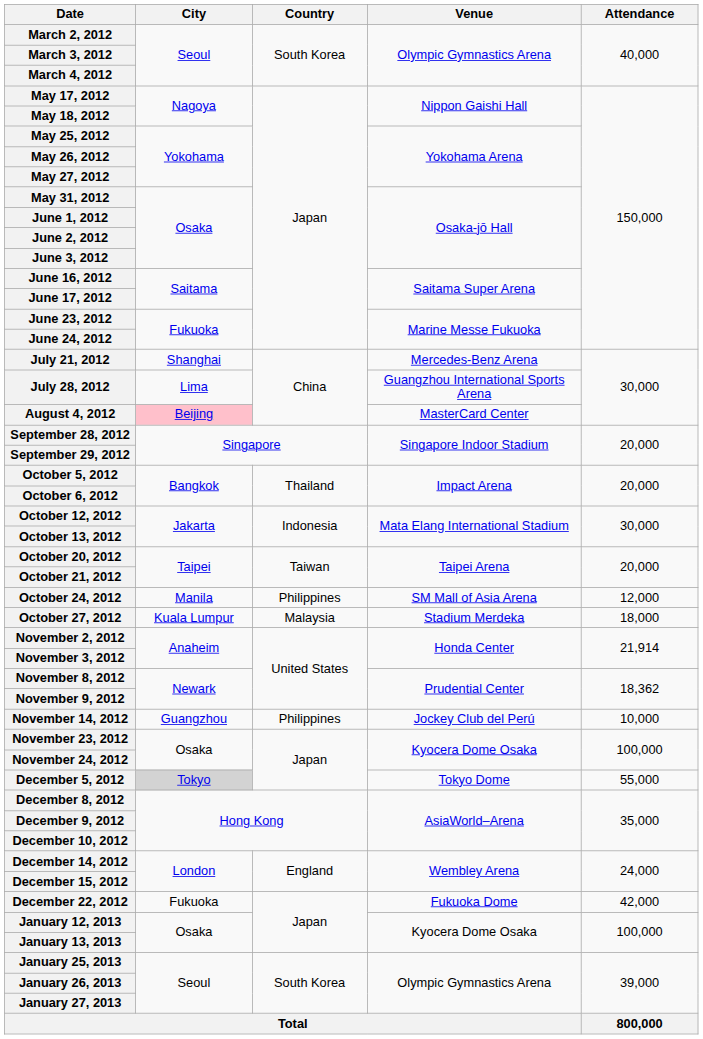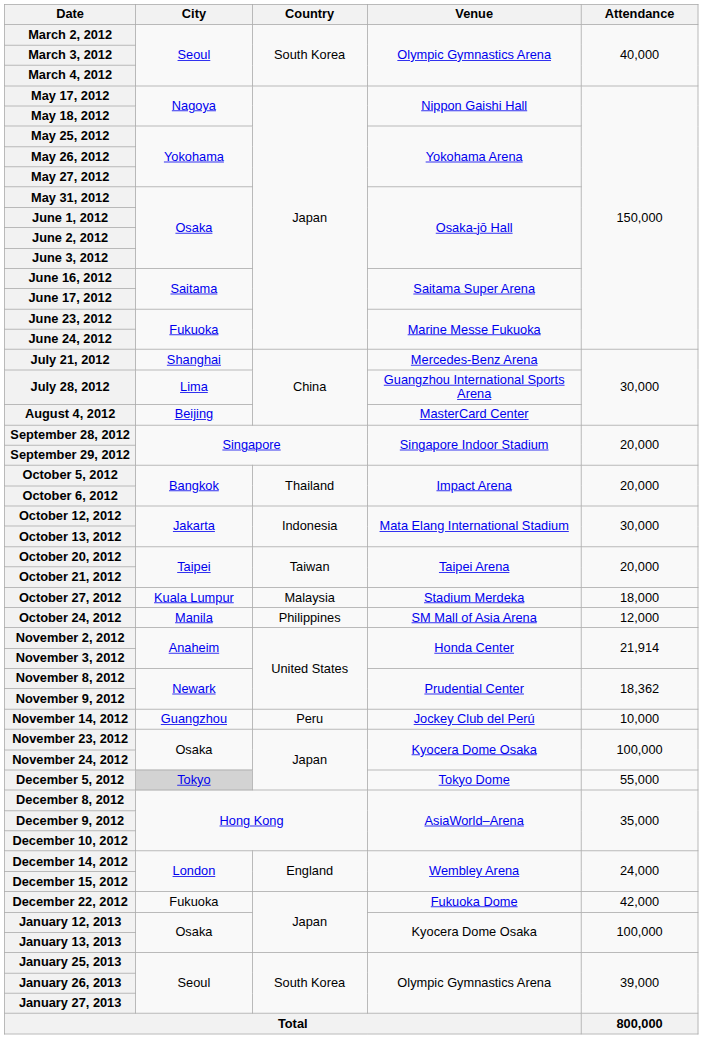(194, 414) pink background -> (194, 414) no background
rows swapped: (70, 597) <-> (70, 617)
(310, 719) Philippines -> (310, 719) Peru
